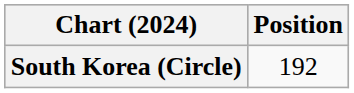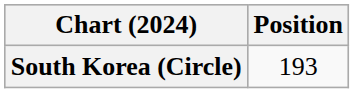(298, 66) 192 -> (298, 66) 193
